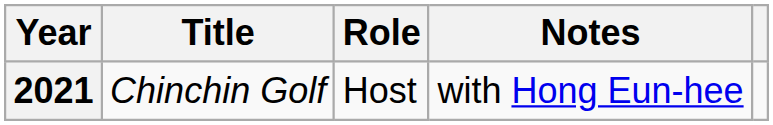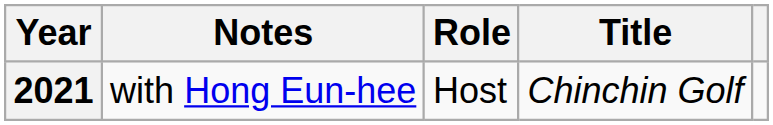columns swapped: (218, 33) <-> (590, 33)
